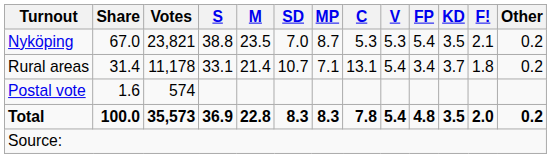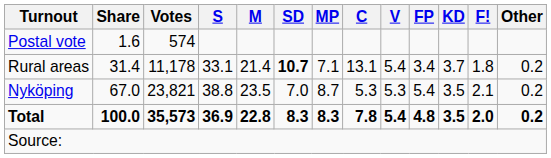rows swapped: (41, 41) <-> (47, 91)
(293, 66) normal -> (293, 66) bold
